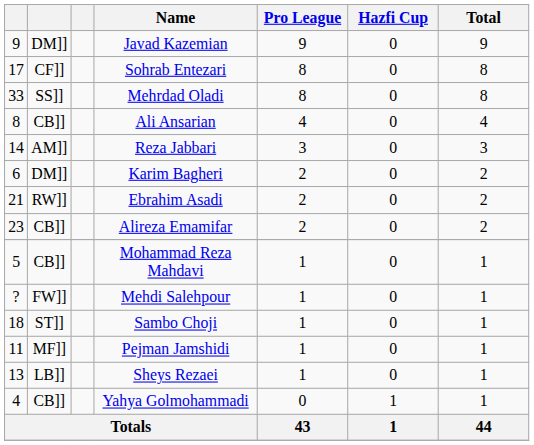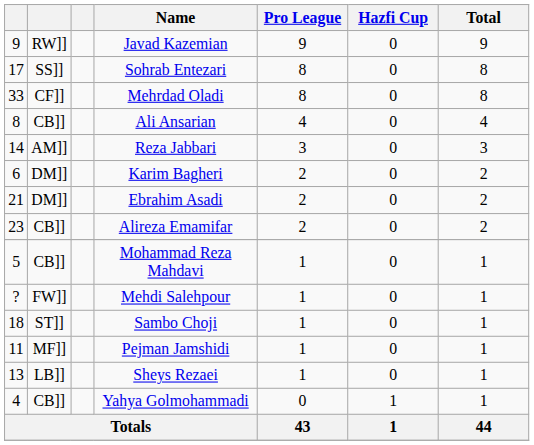(49, 43) DM]] -> (49, 43) RW]]
(49, 69) CF]] -> (49, 69) SS]]
(49, 95) SS]] -> (49, 95) CF]]
(49, 200) RW]] -> (49, 200) DM]]
